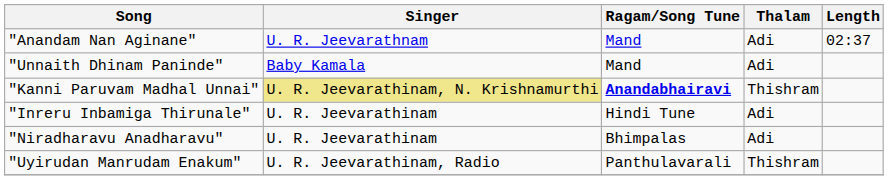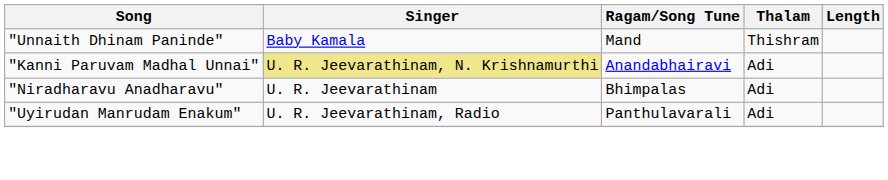- row: (102, 41)
(761, 65) Adi -> (783, 41) Thishram
(668, 90) bold -> (668, 65) normal
(783, 90) Thishram -> (761, 65) Adi
- row: (129, 114)
(783, 163) Thishram -> (761, 114) Adi
